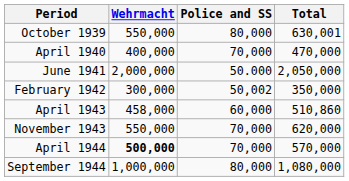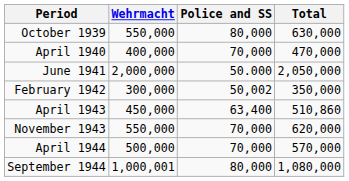(316, 33) 630,001 -> (316, 33) 630,000
(150, 109) 458,000 -> (150, 109) 450,000
(251, 109) 60,000 -> (251, 109) 63,400
(150, 147) bold -> (150, 147) normal
(143, 167) 1,000,000 -> (143, 167) 1,000,001
